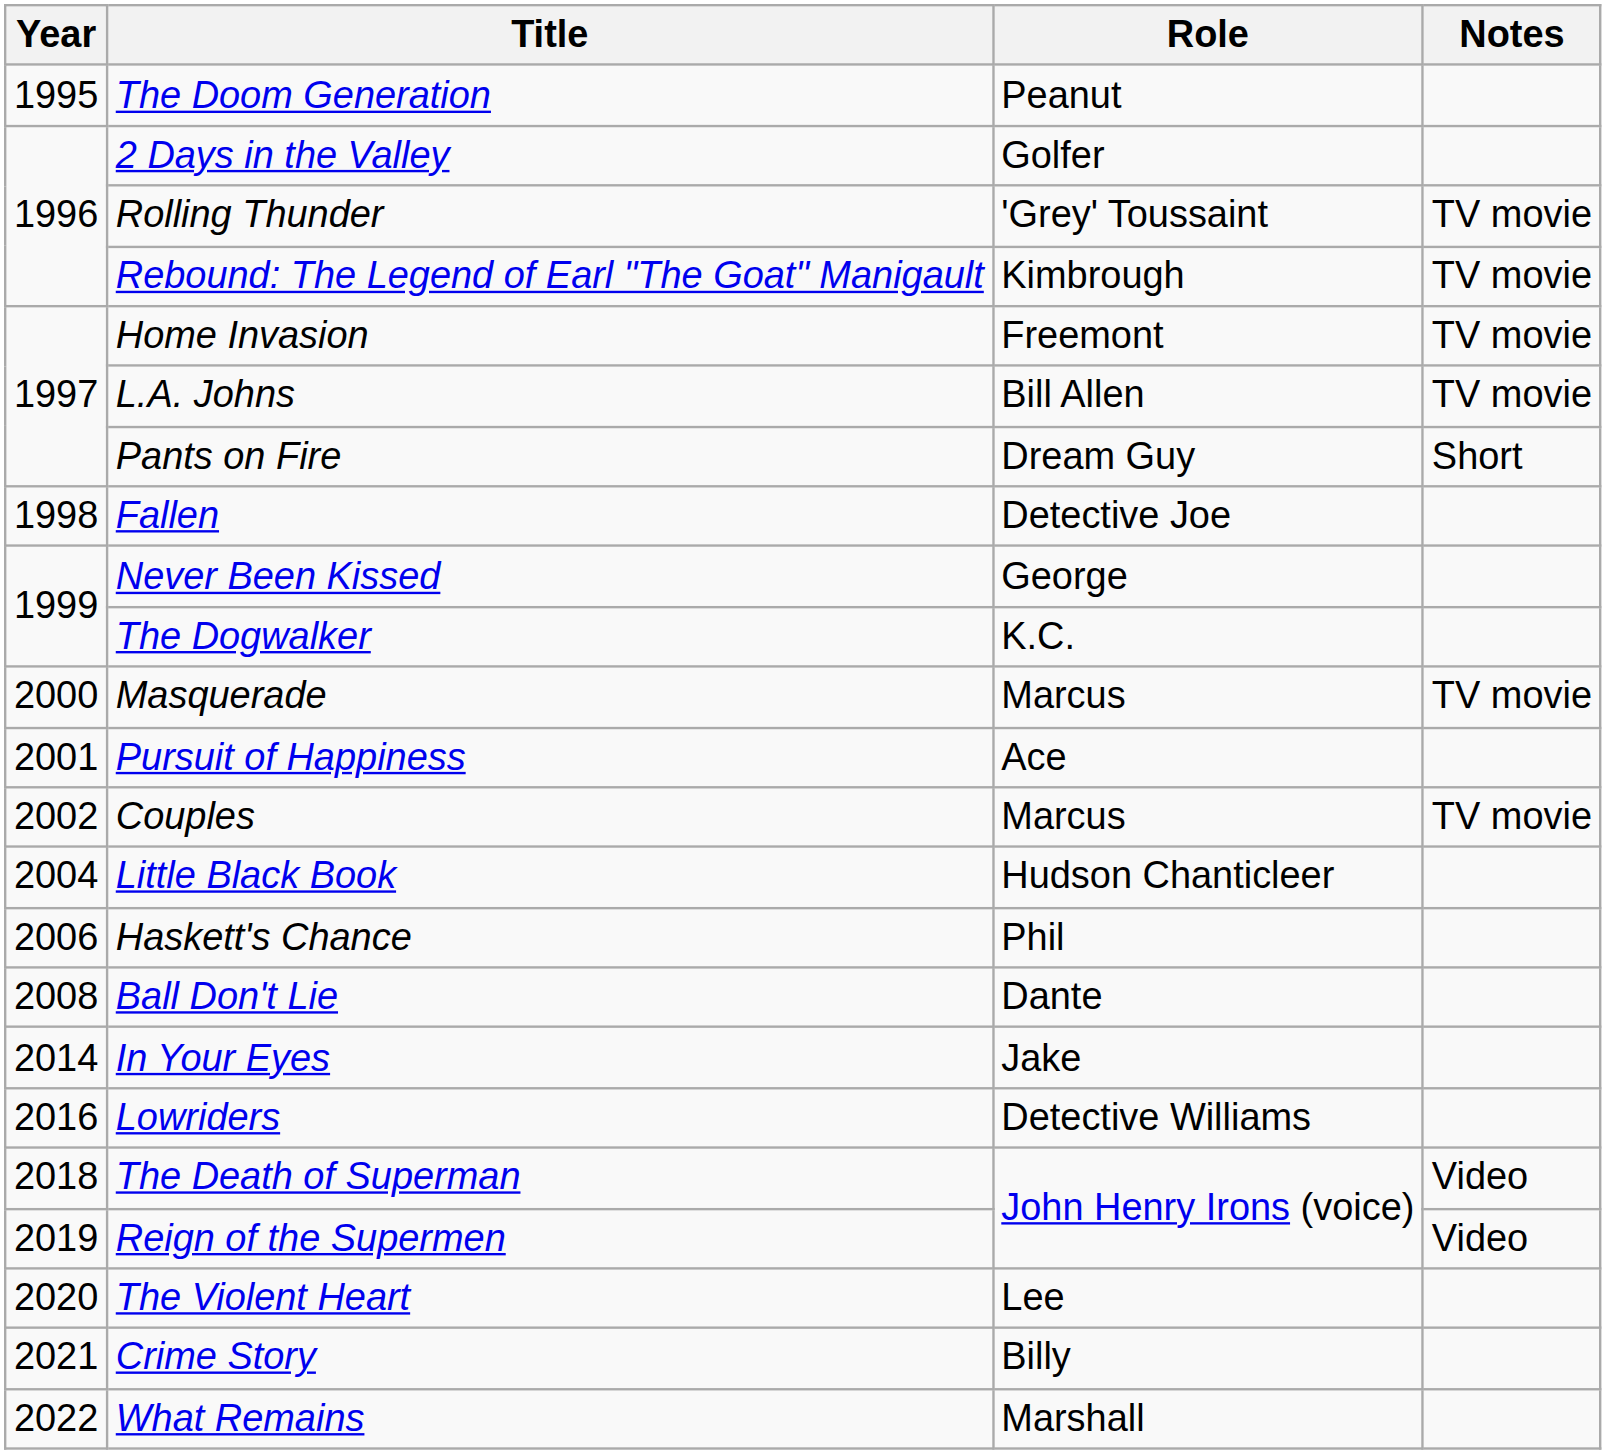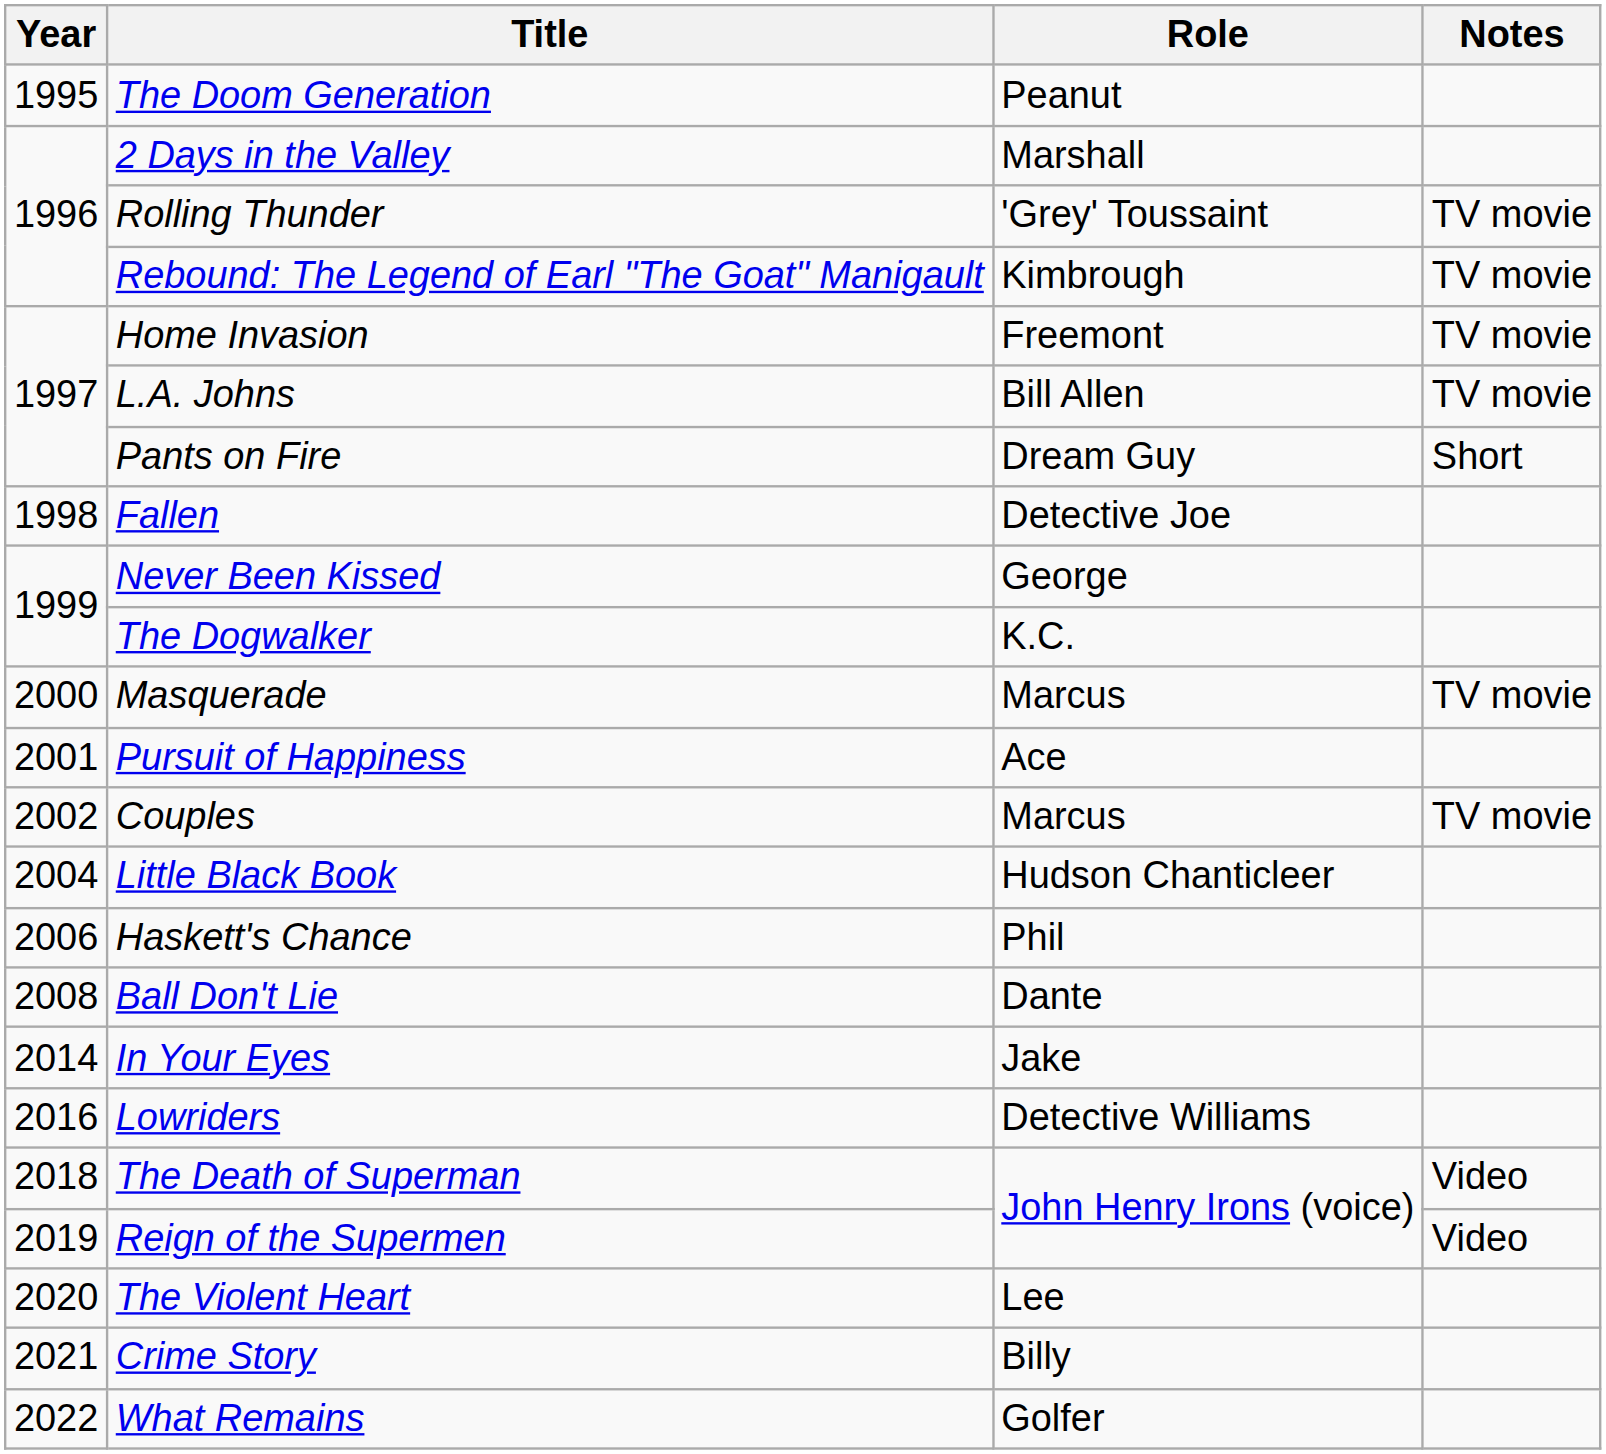(1053, 154) Golfer -> (1073, 154) Marshall
(1073, 1417) Marshall -> (1053, 1417) Golfer
